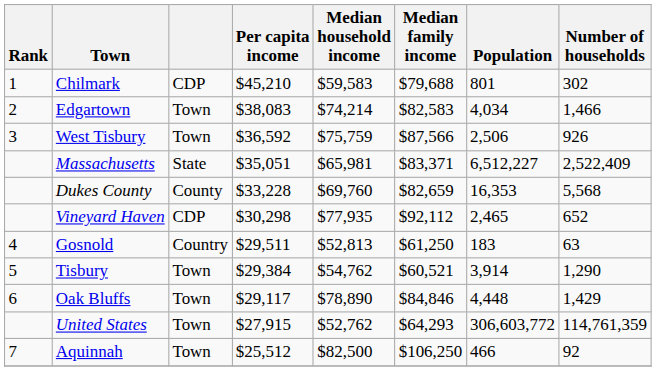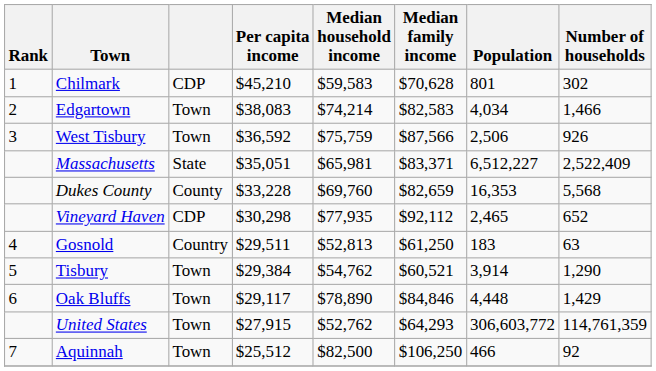(426, 83) $79,688 -> (426, 83) $70,628
